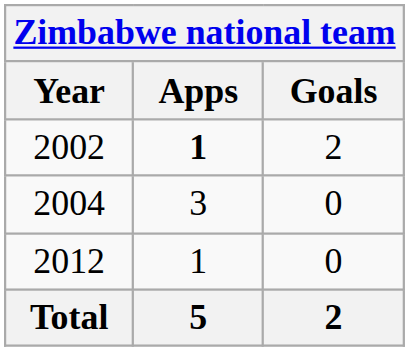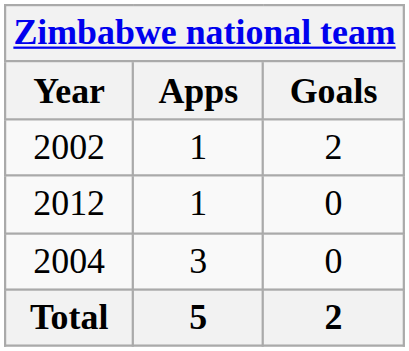(198, 146) bold -> (198, 146) normal
rows swapped: (69, 203) <-> (69, 260)
